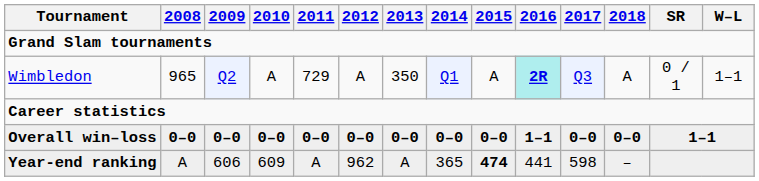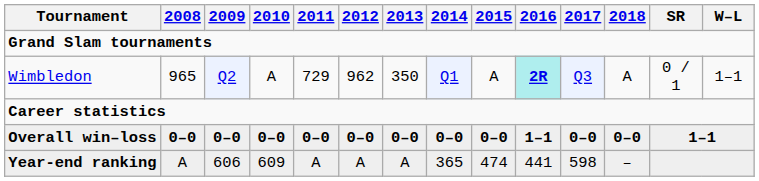(360, 77) A -> (360, 77) 962
(360, 163) 962 -> (360, 163) A
(494, 163) bold -> (494, 163) normal
